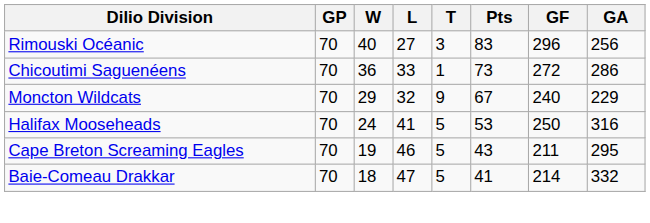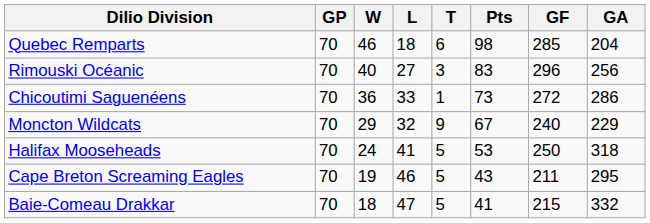+ row: (77, 44)
(605, 124) 316 -> (605, 151) 318
(546, 177) 214 -> (546, 204) 215
